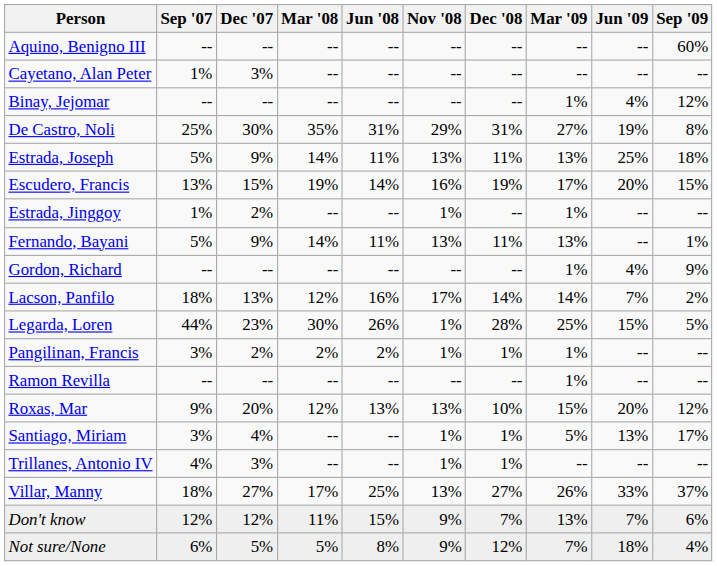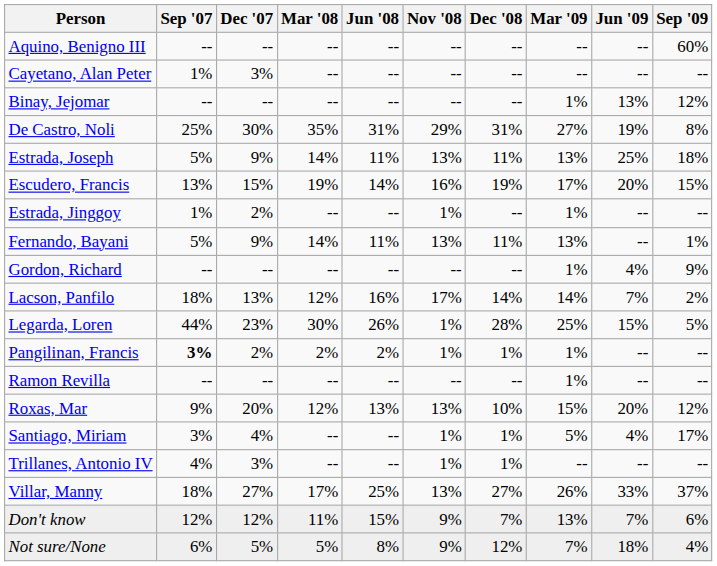(637, 102) 4% -> (633, 102) 13%
(201, 352) normal -> (200, 352) bold
(633, 435) 13% -> (637, 435) 4%
